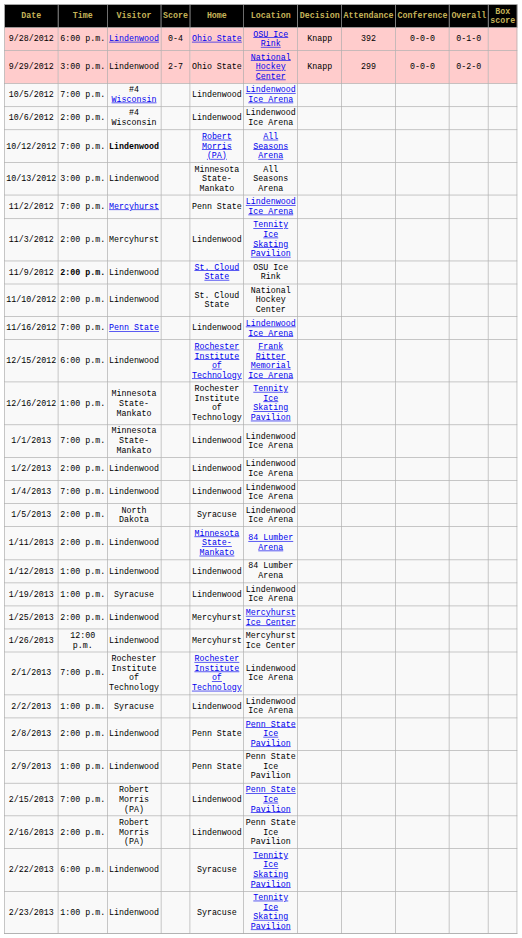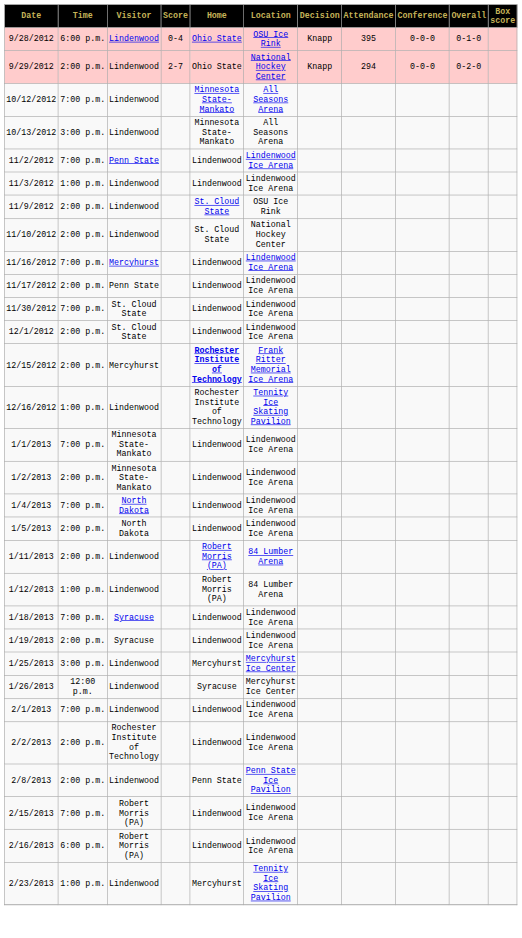(369, 39) 392 -> (369, 39) 395
(83, 67) 3:00 p.m. -> (83, 67) 2:00 p.m.
(369, 67) 299 -> (369, 67) 294
- row: (31, 95)
- row: (31, 118)
(134, 146) bold -> (134, 100) normal
(217, 146) Robert Morris (PA) -> (217, 100) Minnesota State-Mankato
(134, 207) Mercyhurst -> (134, 160) Penn State
(217, 207) Penn State -> (217, 160) Lindenwood
(83, 240) 2:00 p.m. -> (83, 184) 1:00 p.m.
(134, 240) Mercyhurst -> (134, 184) Lindenwood
(271, 240) Tennity Ice Skating Pavilion -> (271, 184) Lindenwood Ice Arena
(83, 272) bold -> (83, 207) normal
(134, 328) Penn State -> (134, 263) Mercyhurst
+ row: (31, 286)
+ row: (31, 309)
+ row: (31, 332)
(83, 361) 6:00 p.m. -> (83, 365) 2:00 p.m.
(134, 361) Lindenwood -> (134, 365) Mercyhurst
(217, 361) normal -> (217, 365) bold
(134, 403) Minnesota State-Mankato -> (134, 407) Lindenwood
(134, 469) Lindenwood -> (134, 478) Minnesota State-Mankato
(134, 492) Lindenwood -> (134, 506) North Dakota
(217, 515) Syracuse -> (217, 529) Lindenwood
(217, 543) Minnesota State-Mankato -> (217, 557) Robert Morris (PA)
(217, 571) Lindenwood -> (217, 589) Robert Morris (PA)
+ row: (31, 617)
(83, 594) 1:00 p.m. -> (83, 641) 2:00 p.m.
(83, 617) 2:00 p.m. -> (83, 664) 3:00 p.m.
(217, 641) Mercyhurst -> (217, 687) Syracuse
(134, 673) Rochester Institute of Technology -> (134, 710) Lindenwood
(217, 673) Rochester Institute of Technology -> (217, 710) Lindenwood
(83, 706) 1:00 p.m. -> (83, 743) 2:00 p.m.
(134, 706) Syracuse -> (134, 743) Rochester Institute of Technology
- row: (31, 767)
(271, 800) Penn State Ice Pavilion -> (271, 813) Lindenwood Ice Arena
(83, 832) 2:00 p.m. -> (83, 846) 6:00 p.m.
(271, 832) Penn State Ice Pavilion -> (271, 846) Lindenwood Ice Arena
- row: (31, 870)
(217, 912) Syracuse -> (217, 883) Mercyhurst
